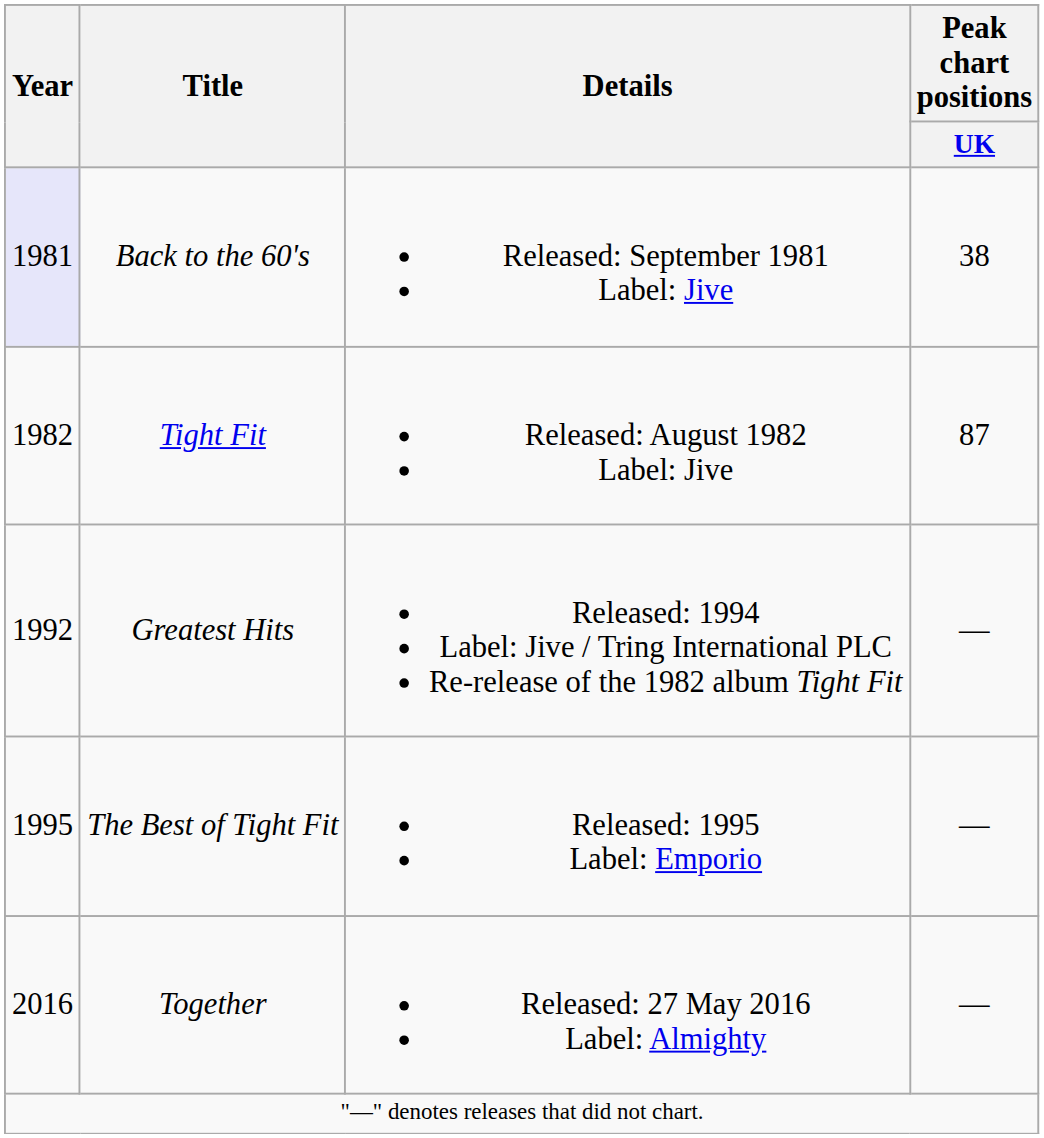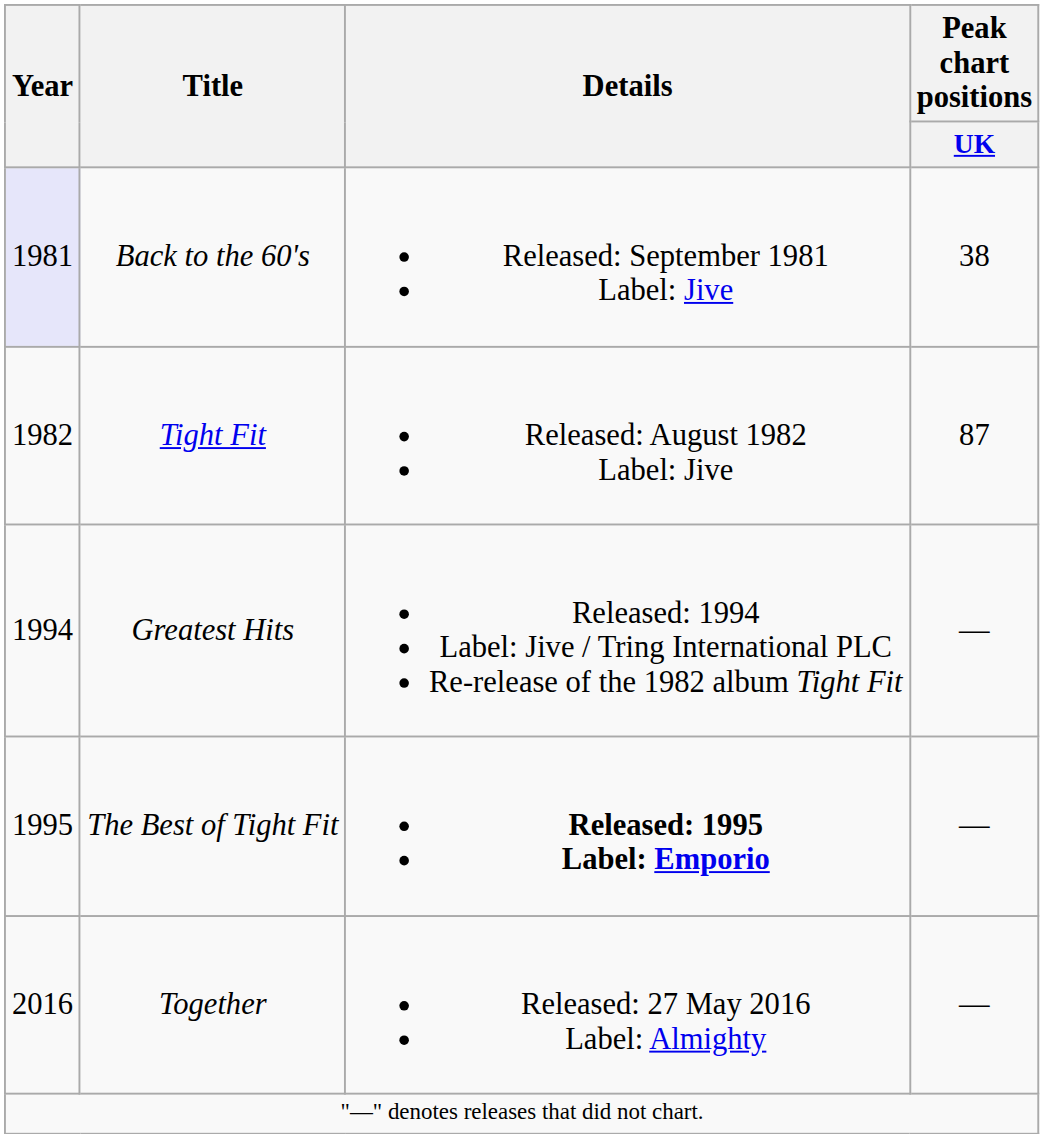(43, 630) 1992 -> (43, 630) 1994
(628, 843) normal -> (628, 843) bold
